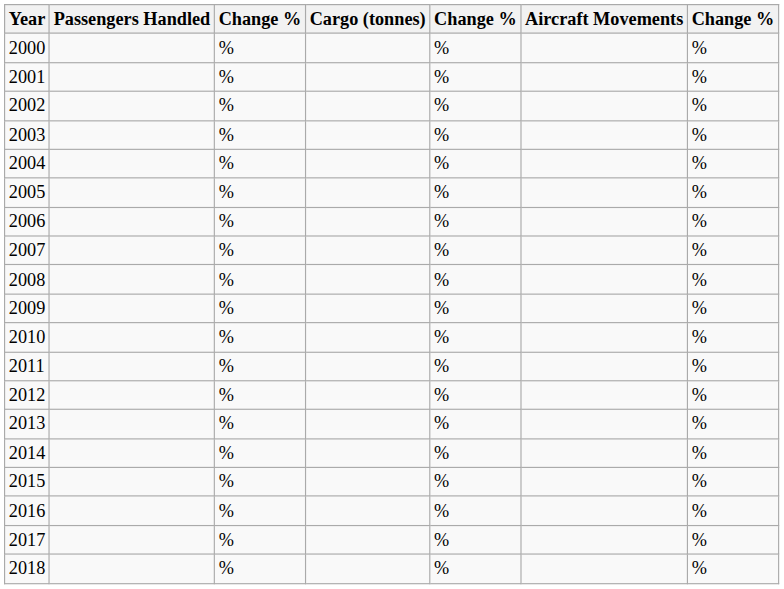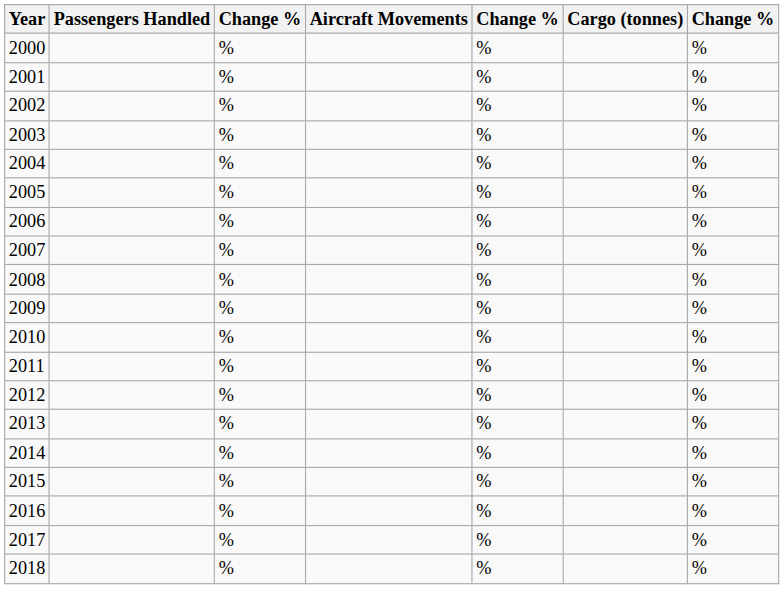columns swapped: (604, 18) <-> (368, 18)
